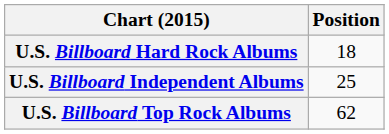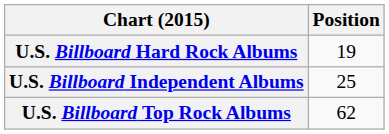(346, 50) 18 -> (346, 50) 19
